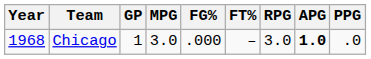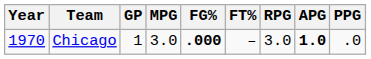(27, 42) 1968 -> (27, 42) 1970
(203, 42) normal -> (203, 42) bold
